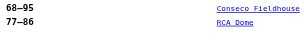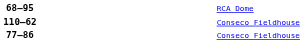(258, 9) Conseco Fieldhouse -> (235, 9) RCA Dome
+ row: (20, 22)
(235, 22) RCA Dome -> (258, 36) Conseco Fieldhouse
